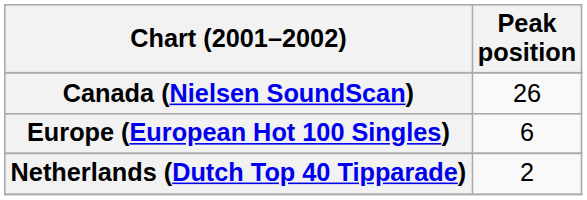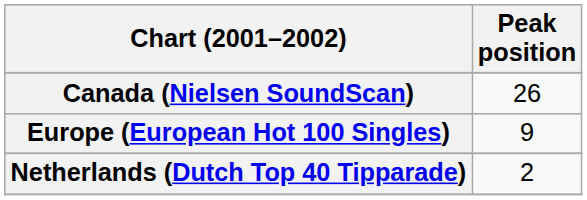(527, 133) 6 -> (527, 133) 9
